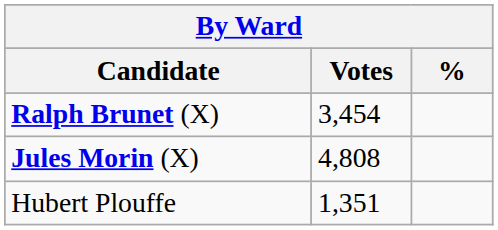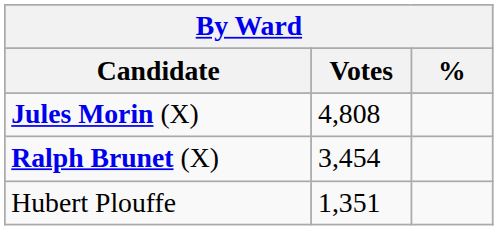rows swapped: (105, 158) <-> (115, 114)
